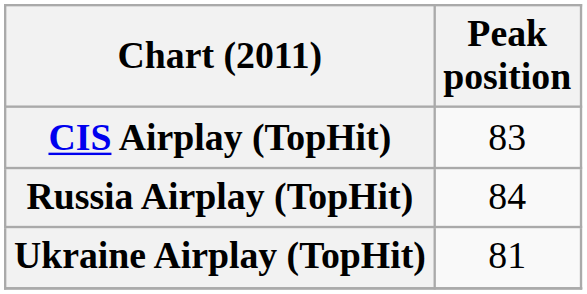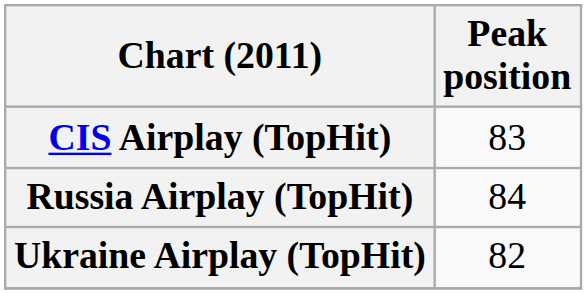(507, 256) 81 -> (507, 256) 82
